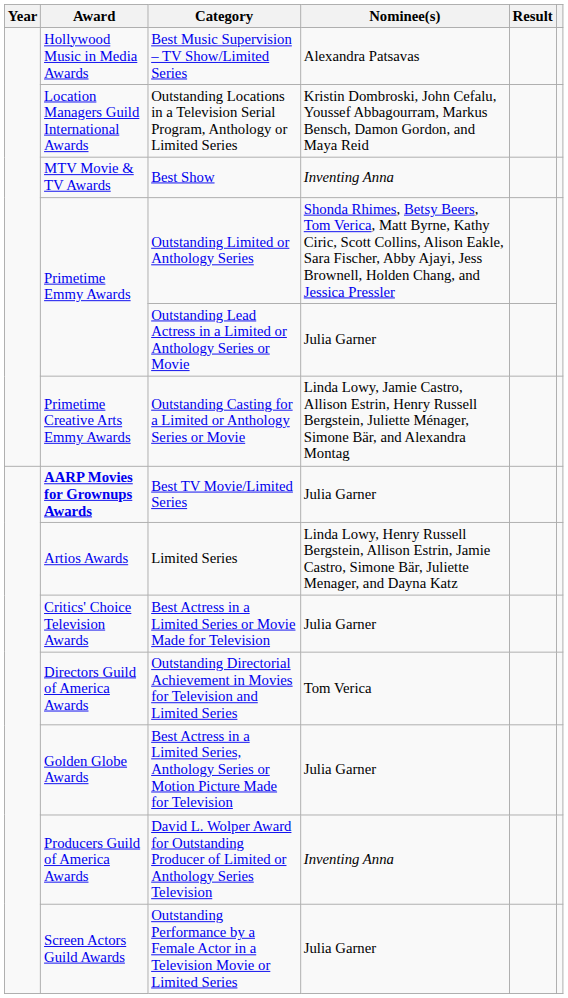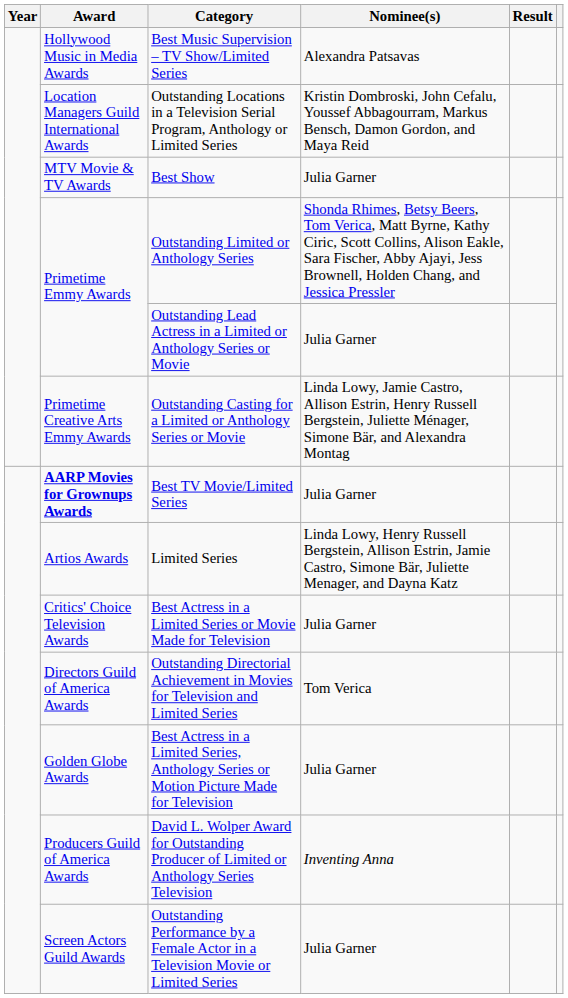(349, 177) Inventing Anna -> (340, 177) Julia Garner
